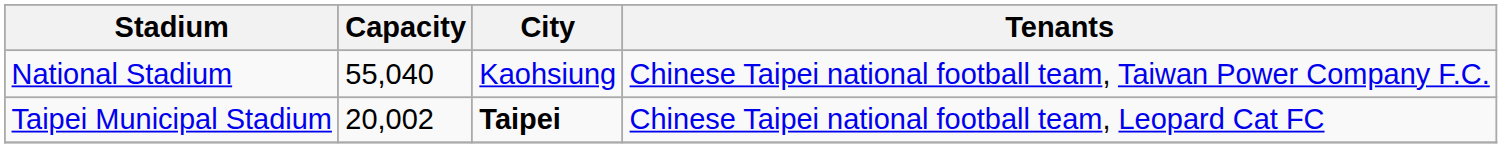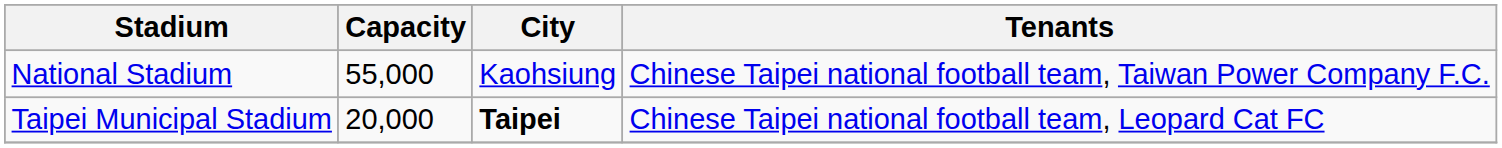(390, 73) 55,040 -> (390, 73) 55,000
(390, 119) 20,002 -> (390, 119) 20,000
